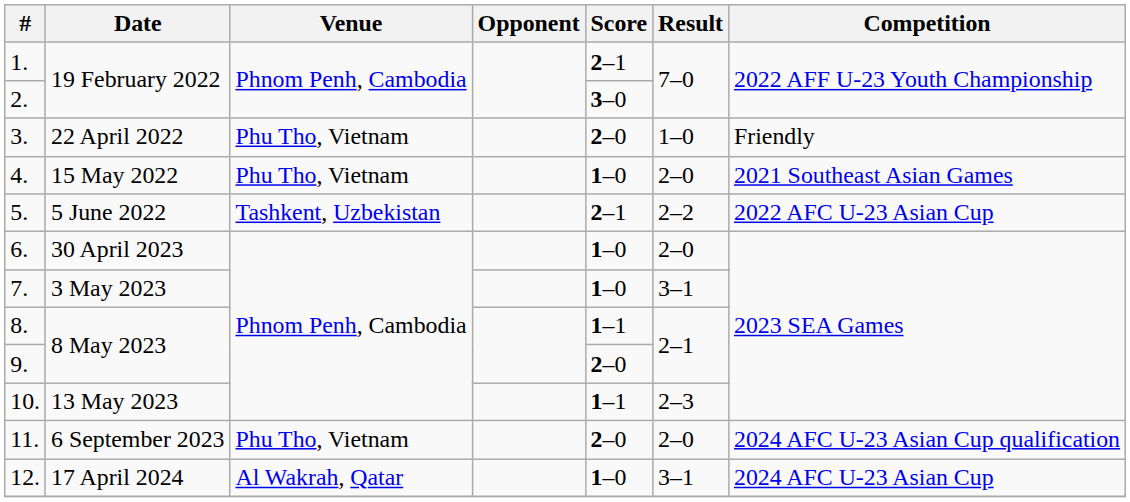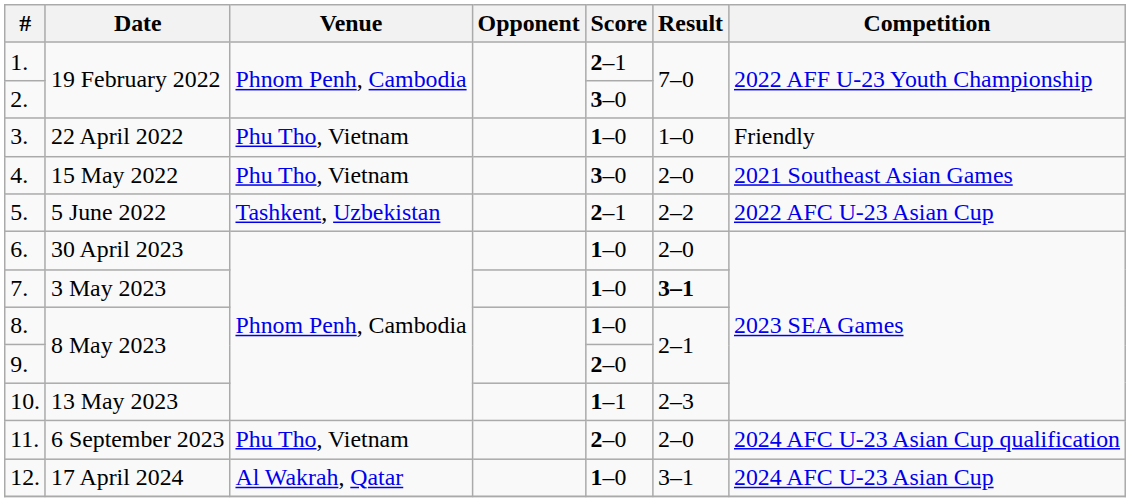(608, 136) 2–0 -> (608, 136) 1–0
(608, 174) 1–0 -> (608, 174) 3–0
(676, 288) normal -> (676, 288) bold
(608, 325) 1–1 -> (608, 325) 1–0
